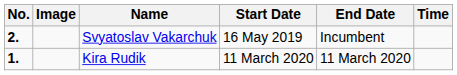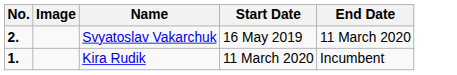- column: (433, 15)
(352, 37) Incumbent -> (365, 37) 11 March 2020
(365, 59) 11 March 2020 -> (352, 59) Incumbent
